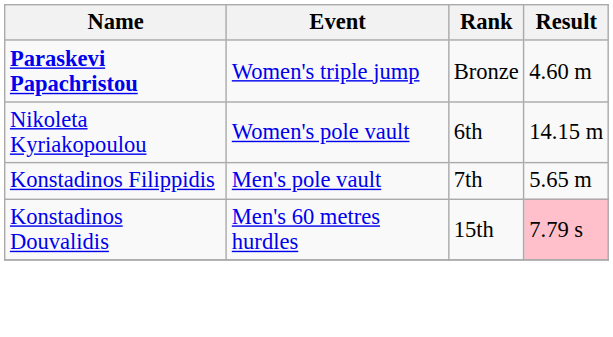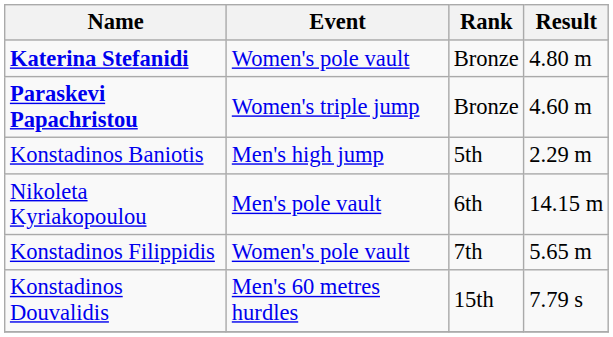+ row: (99, 58)
+ row: (107, 155)
(321, 132) Women's pole vault -> (307, 203) Men's pole vault
(307, 180) Men's pole vault -> (321, 252) Women's pole vault
(556, 228) pink background -> (556, 300) no background
